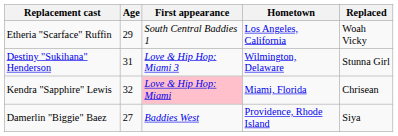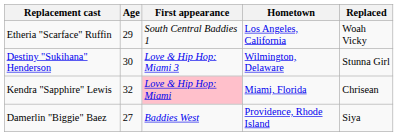(128, 62) 31 -> (128, 62) 30
